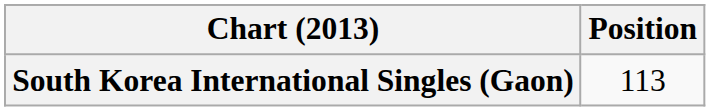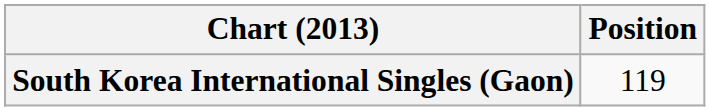(643, 79) 113 -> (643, 79) 119
